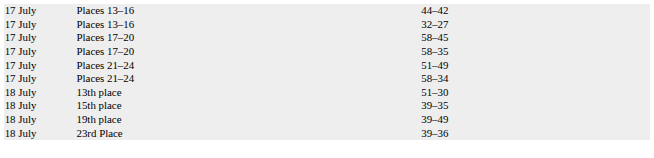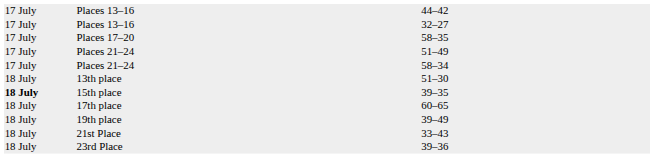- row: (435, 38)
(21, 106) normal -> (21, 92) bold
+ row: (435, 106)
+ row: (435, 133)
